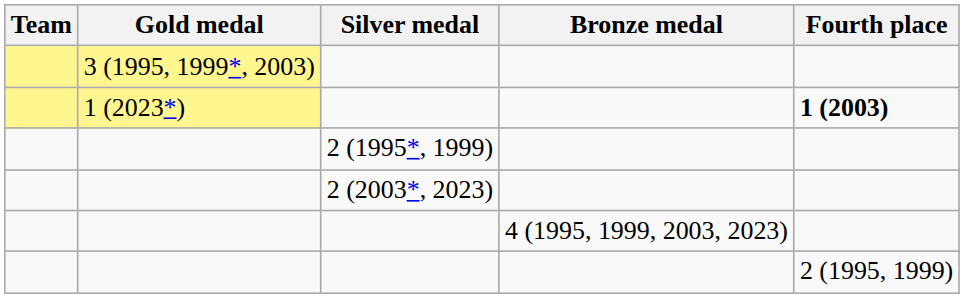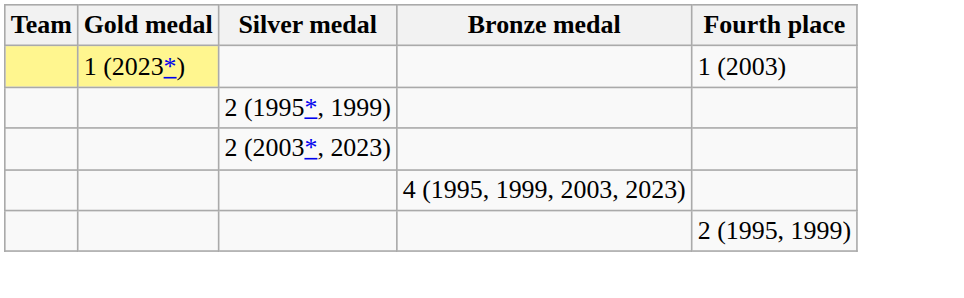- row: (199, 66)
(844, 107) bold -> (742, 66) normal
